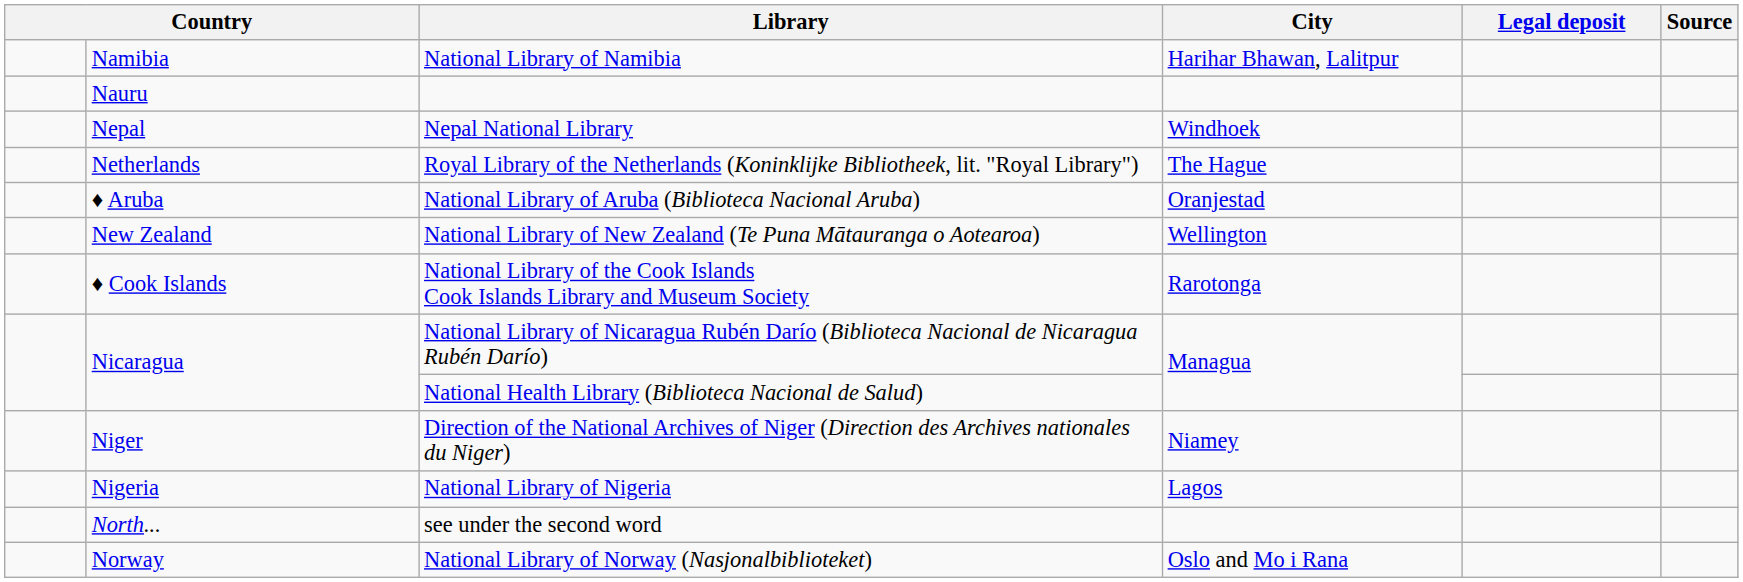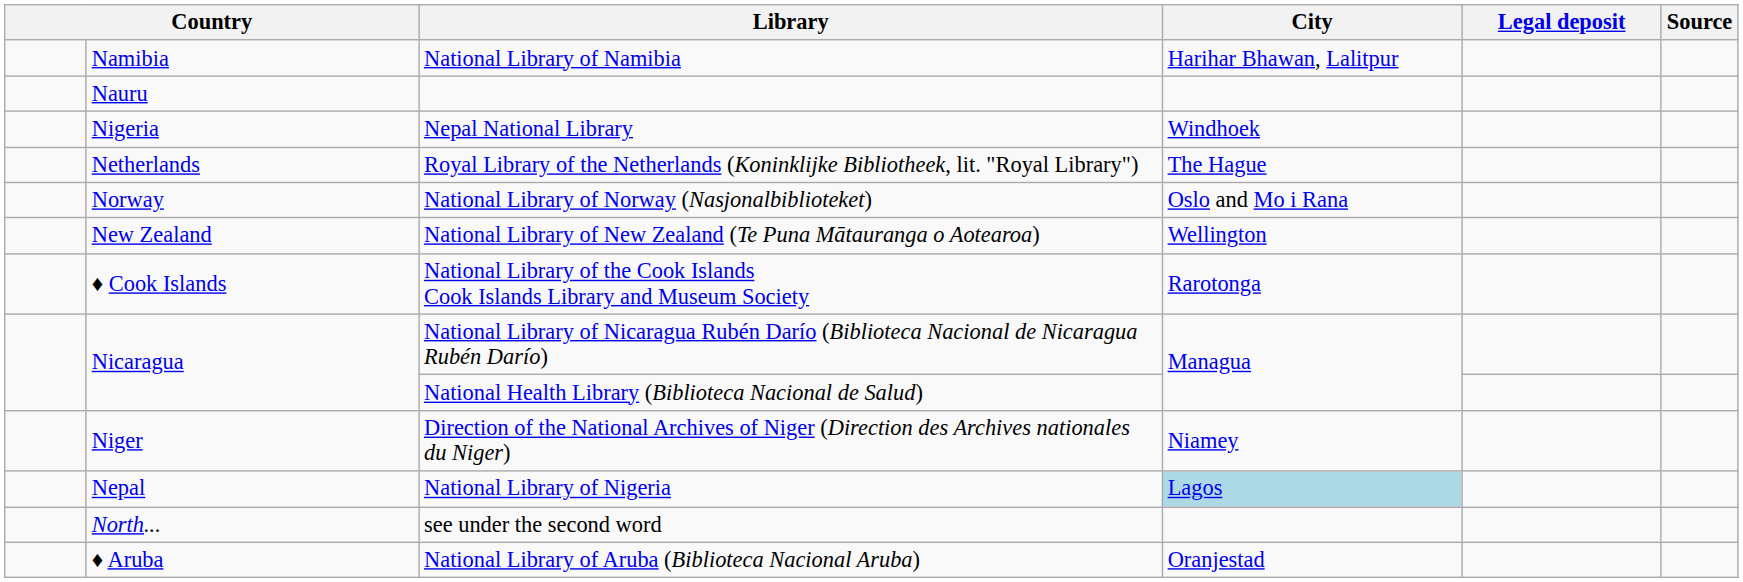(118, 128) Nepal -> (125, 128) Nigeria
rows swapped: (672, 199) <-> (648, 559)
(125, 488) Nigeria -> (118, 488) Nepal
(1195, 488) no background -> (1195, 488) lightblue background
